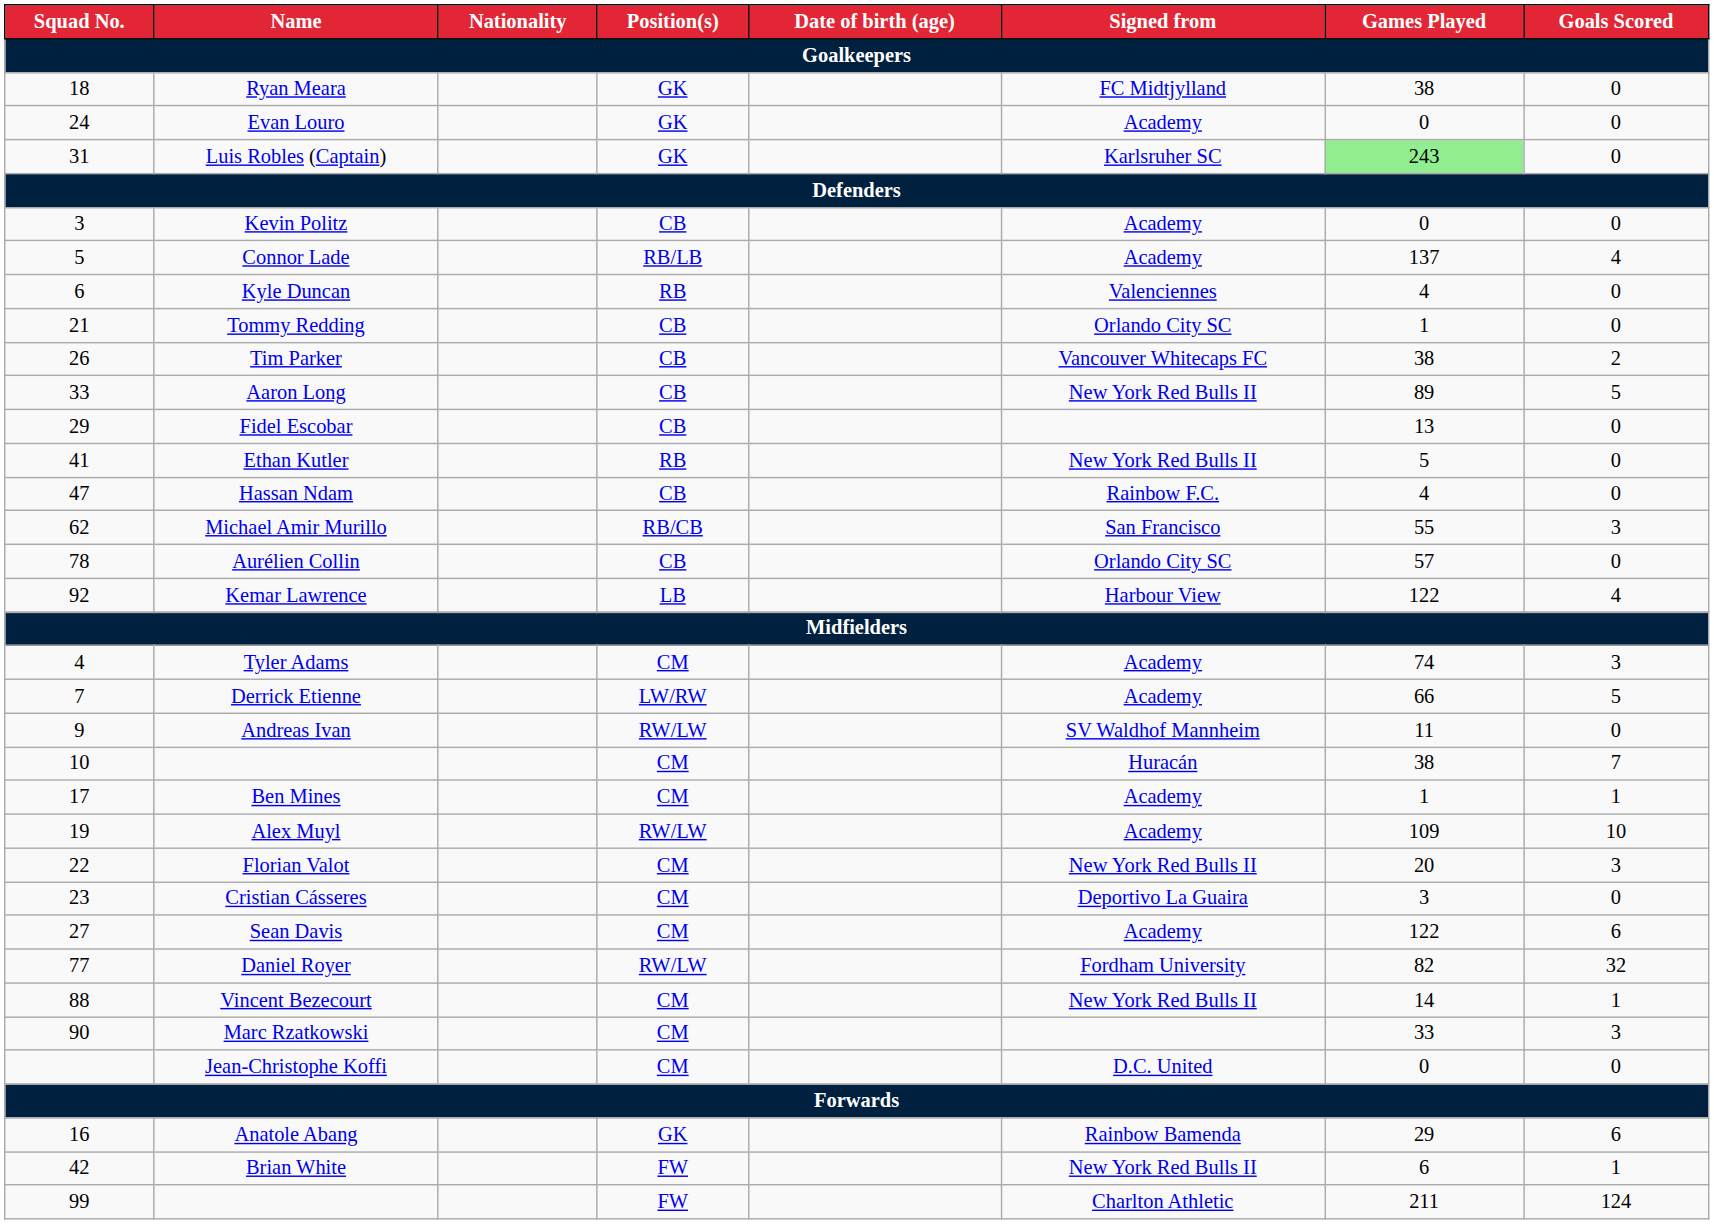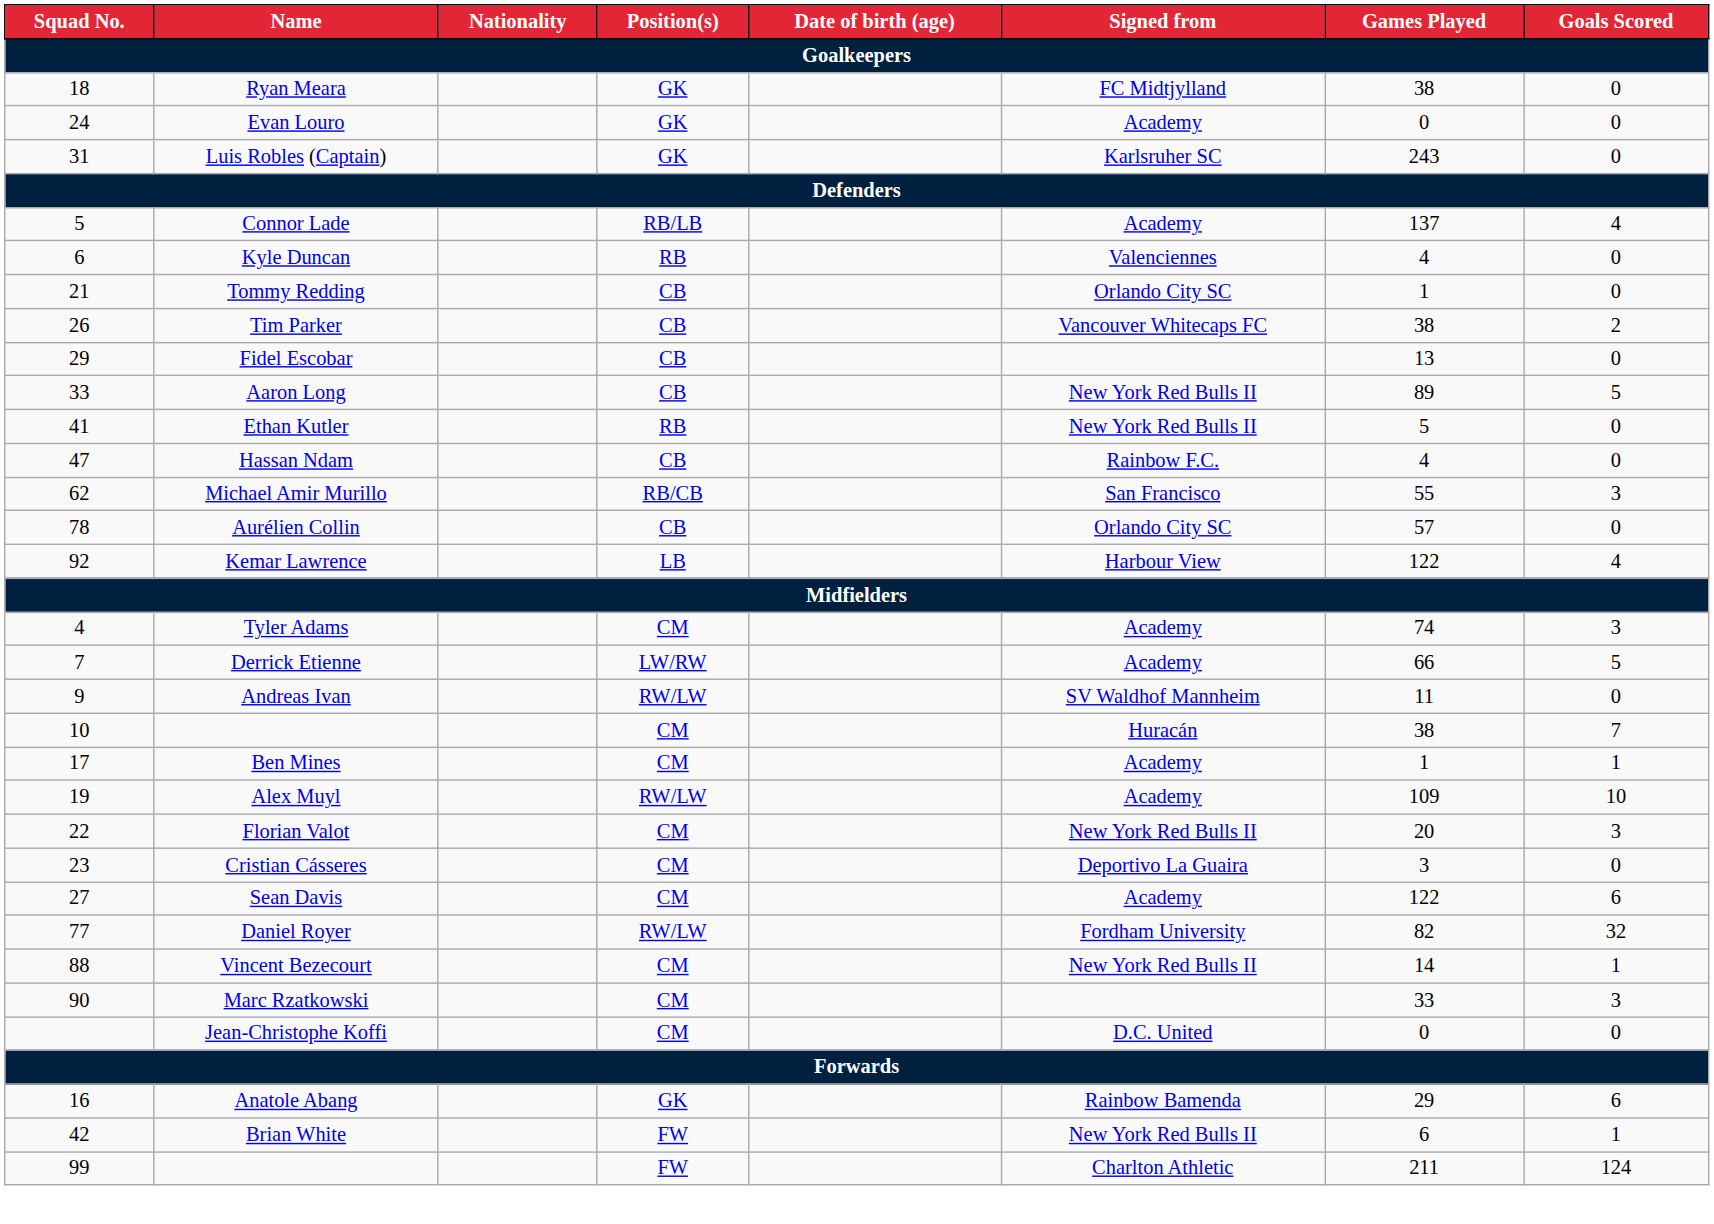(1424, 156) lightgreen background -> (1424, 156) no background
- row: (79, 224)
rows swapped: (79, 426) <-> (79, 392)
